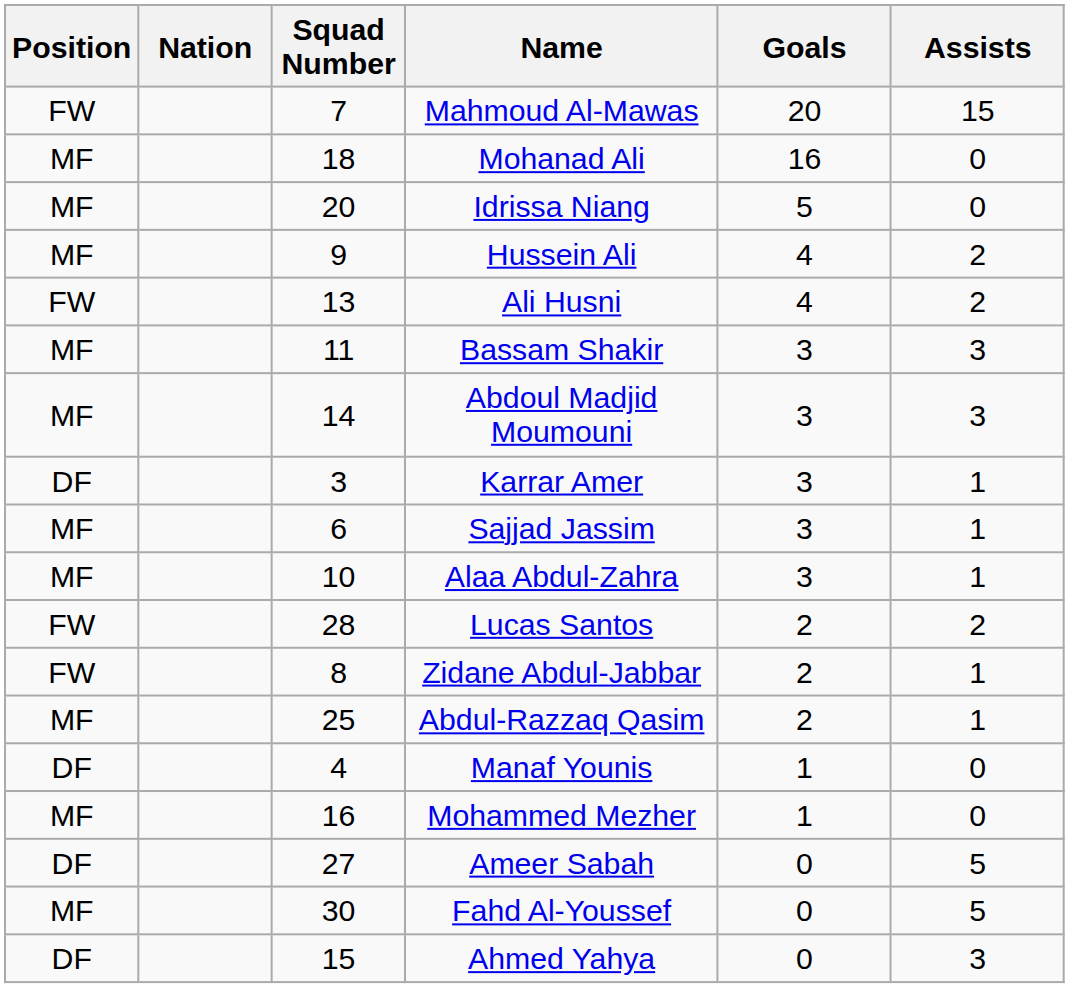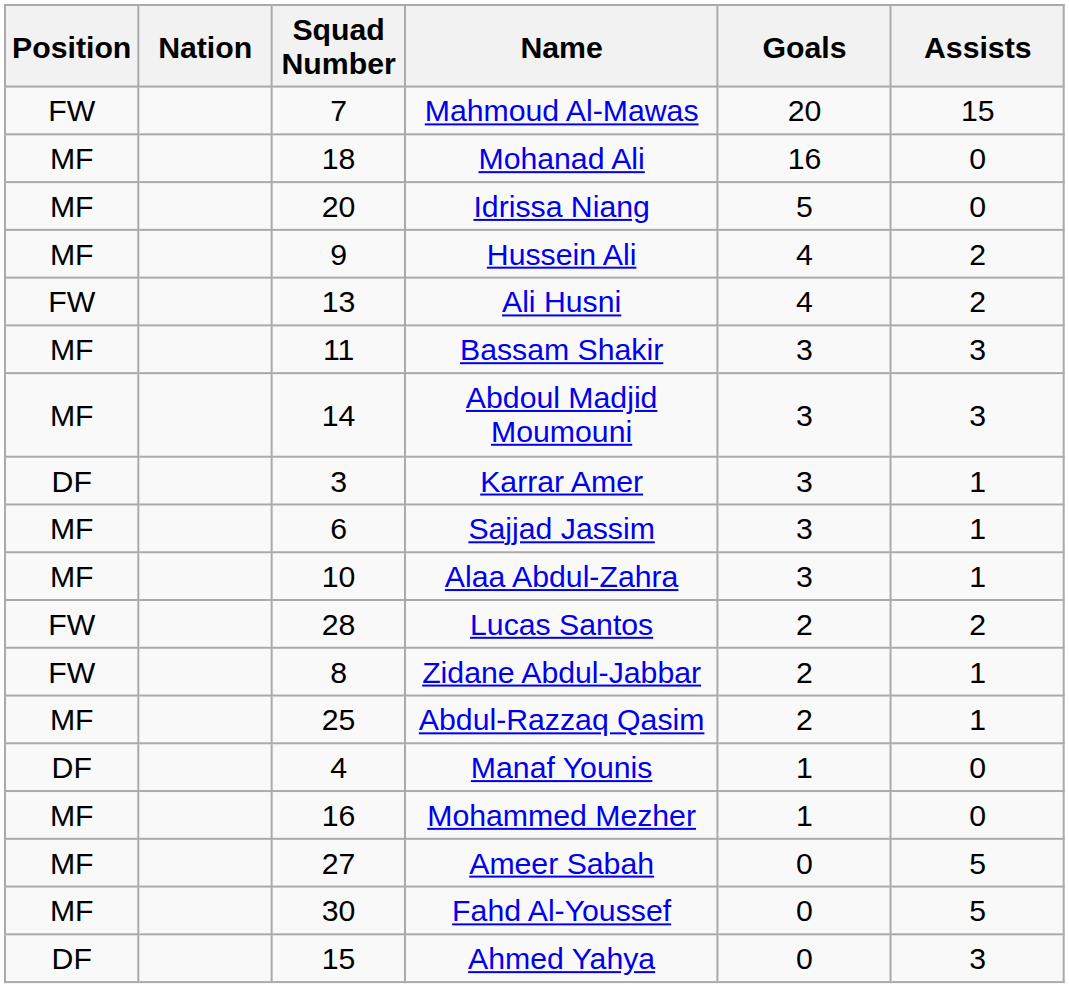(72, 863) DF -> (72, 863) MF
